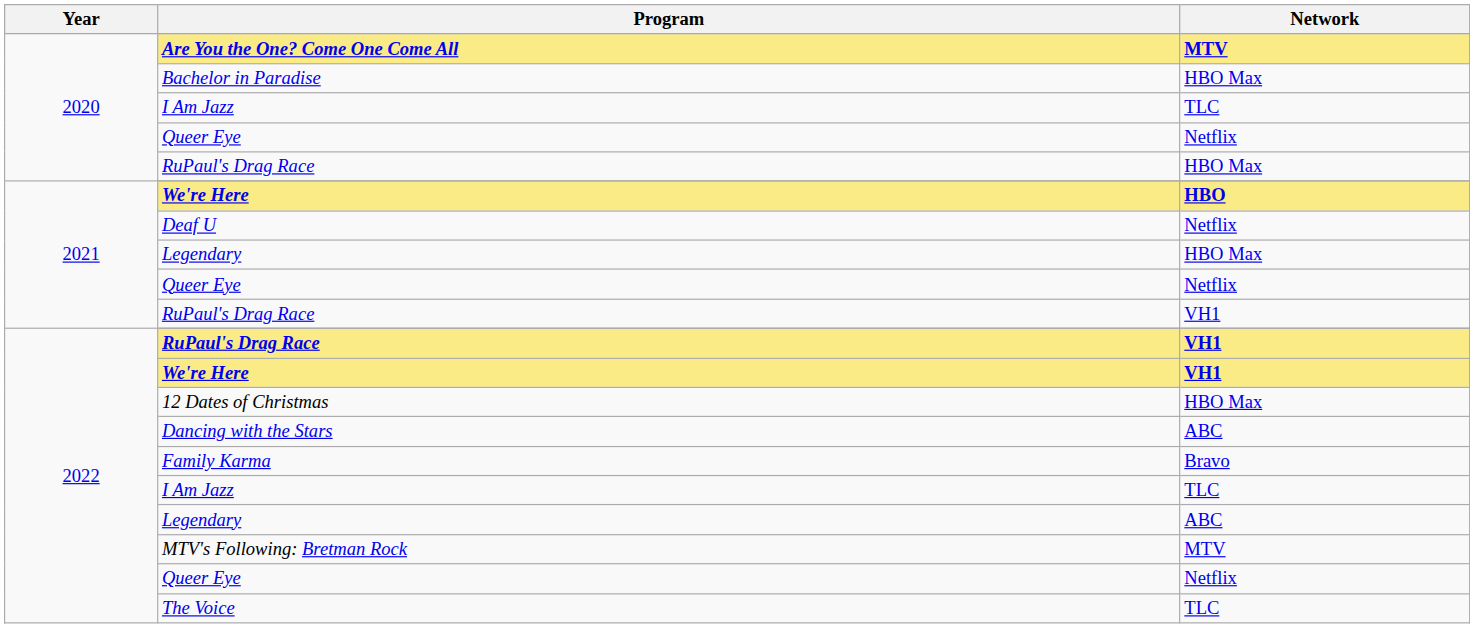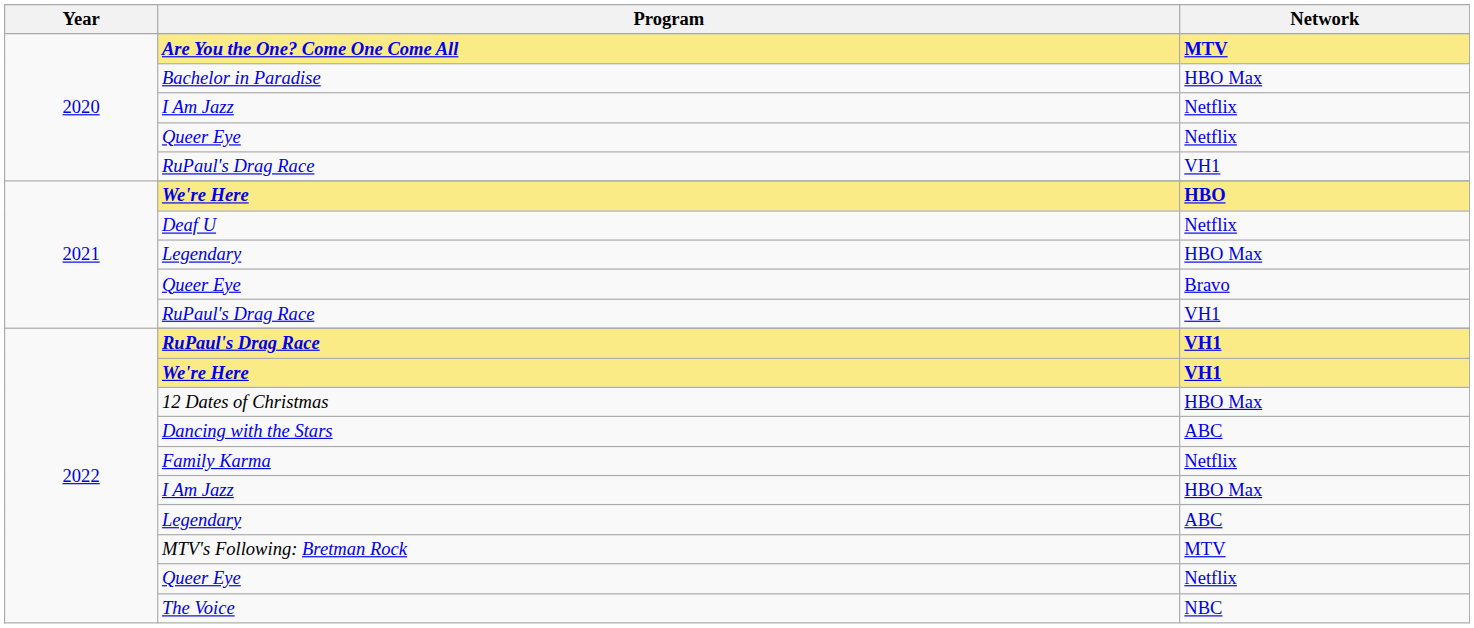(1202, 107) TLC -> (1211, 107) Netflix
(1223, 166) HBO Max -> (1202, 166) VH1
(1211, 284) Netflix -> (1207, 284) Bravo
(1207, 460) Bravo -> (1211, 460) Netflix
(1202, 490) TLC -> (1223, 490) HBO Max
(1202, 607) TLC -> (1203, 607) NBC
